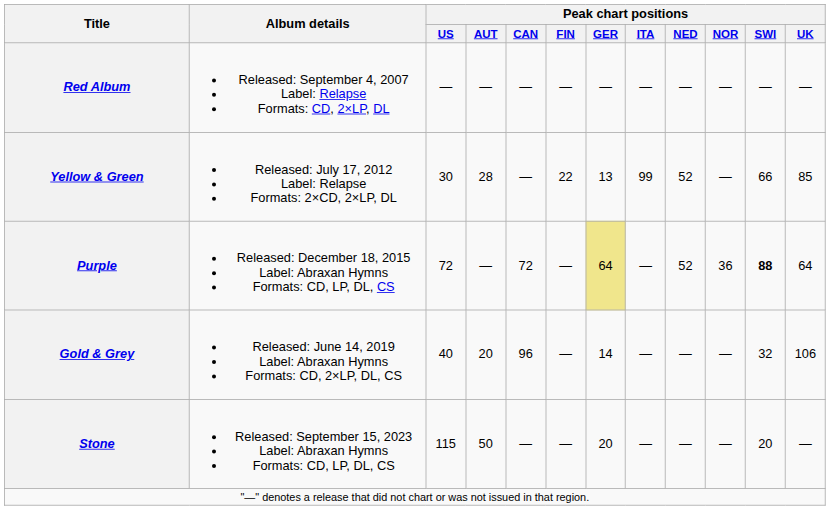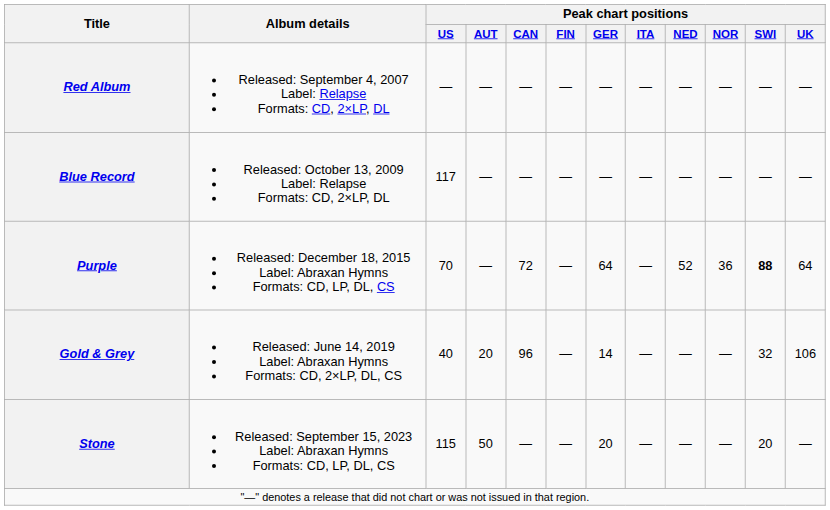+ row: (97, 176)
- row: (97, 176)
(446, 265) 72 -> (446, 265) 70
(606, 265) khaki background -> (606, 265) no background
